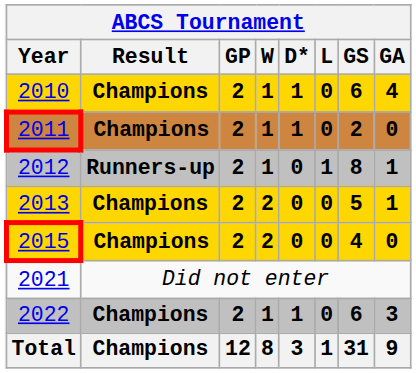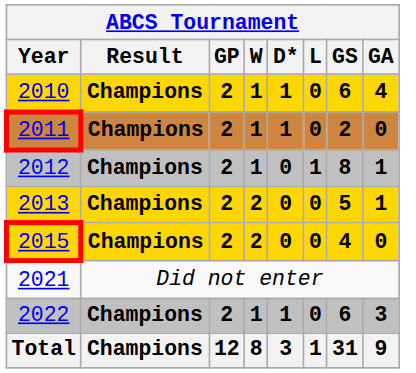(151, 168) Runners-up -> (145, 168) Champions
